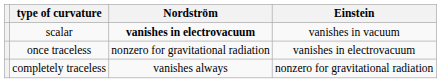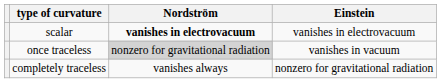(354, 31) vanishes in vacuum -> (354, 31) vanishes in electrovacuum
(191, 50) no background -> (191, 50) lightgrey background
(354, 50) vanishes in electrovacuum -> (354, 50) vanishes in vacuum
